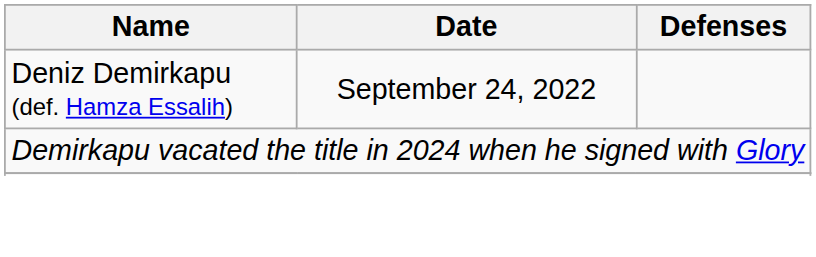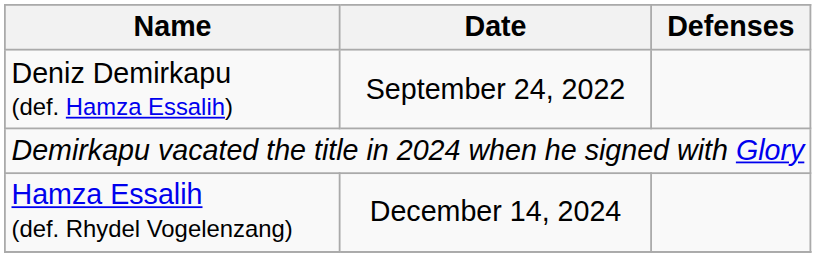+ row: (152, 211)
